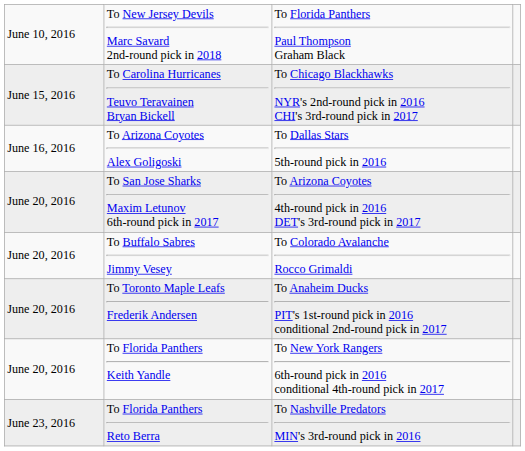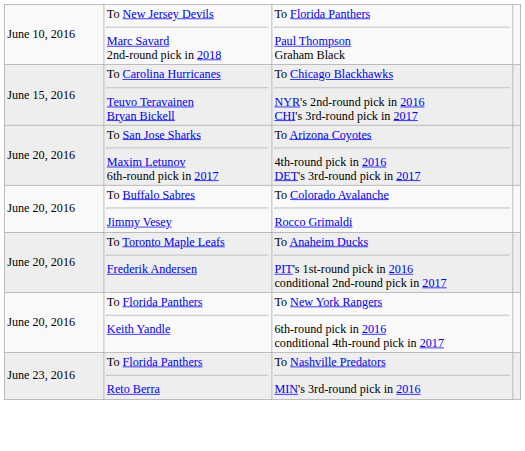- row: (188, 148)
